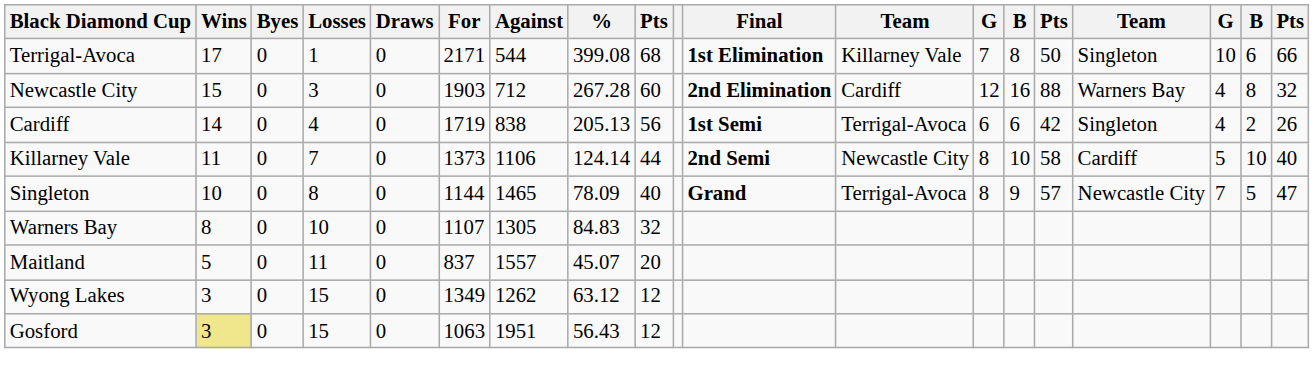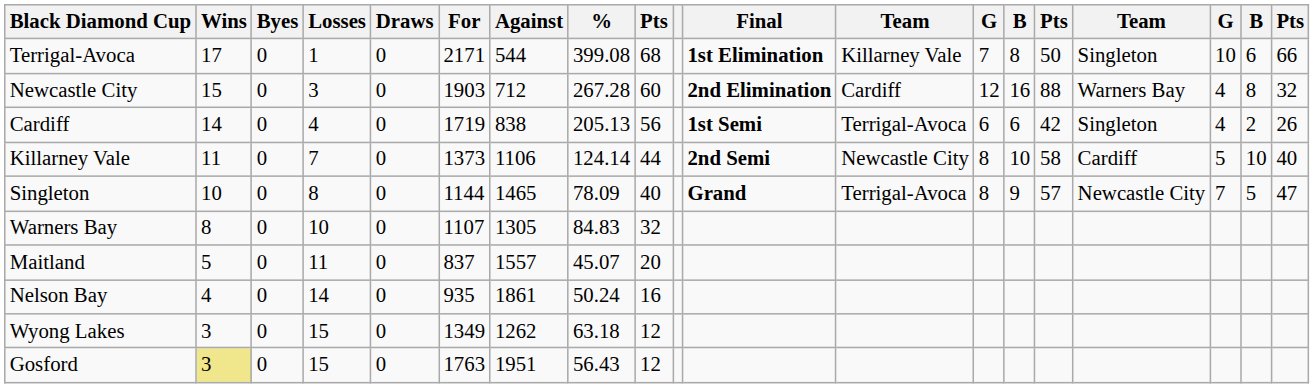+ row: (59, 295)
(596, 295) 63.12 -> (596, 330) 63.18
(464, 330) 1063 -> (464, 364) 1763
